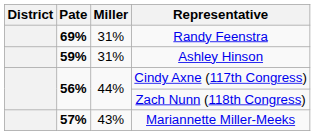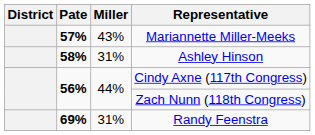rows swapped: (221, 120) <-> (221, 36)
(73, 57) 59% -> (73, 57) 58%
